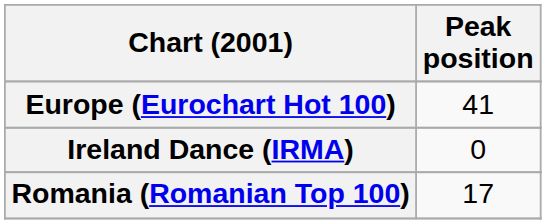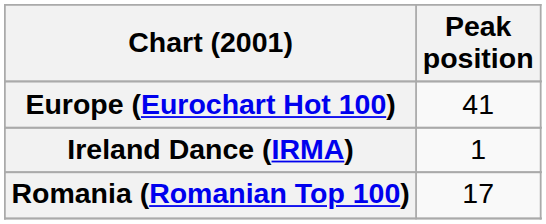(478, 149) 0 -> (478, 149) 1
